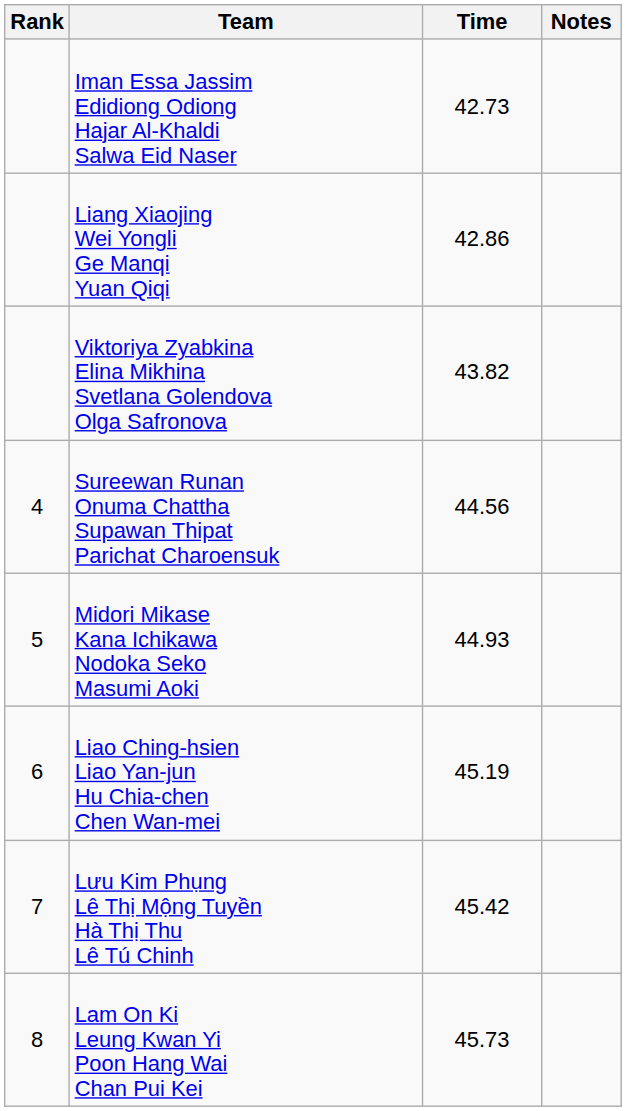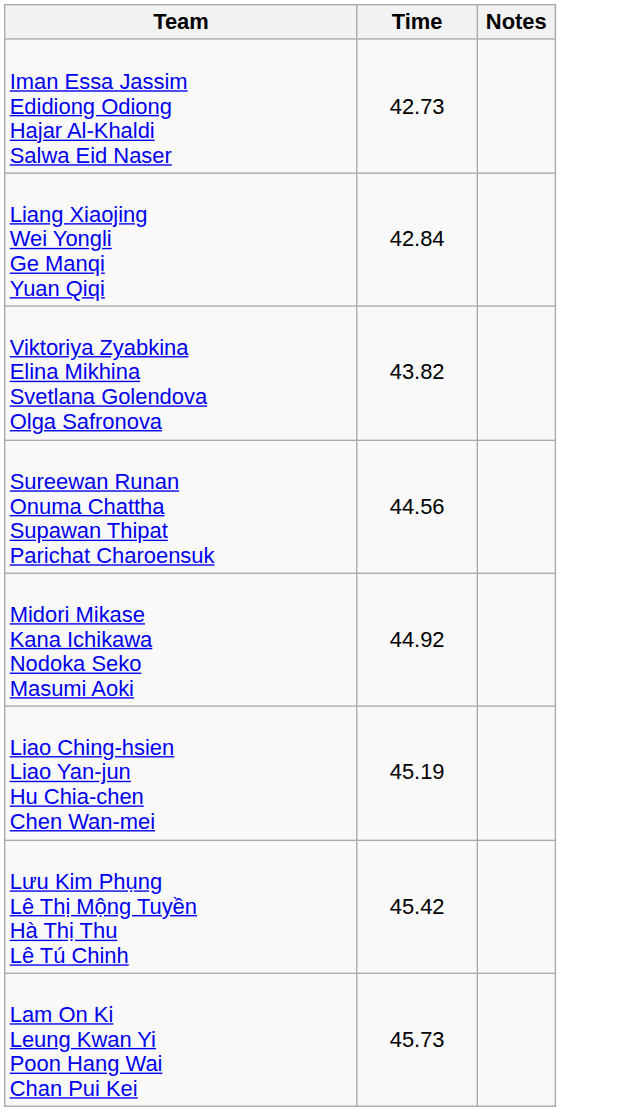- column: (37, 21)
(482, 239) 42.86 -> (417, 239) 42.84
(482, 639) 44.93 -> (417, 639) 44.92
